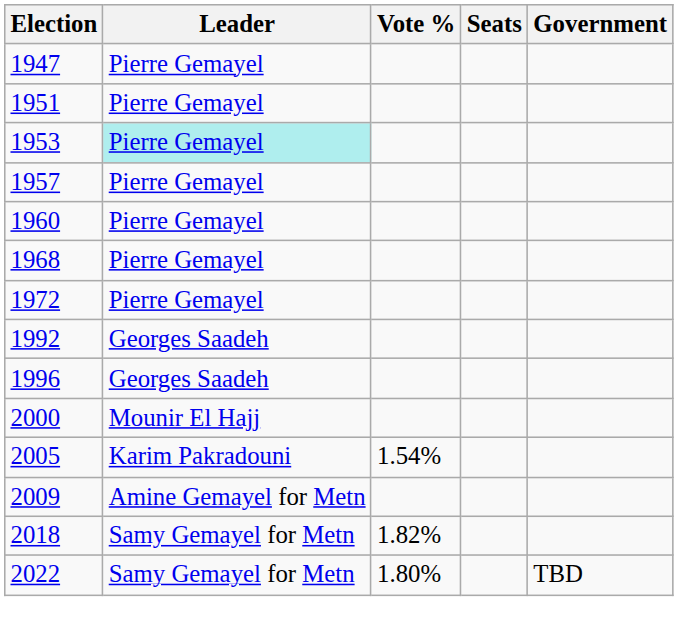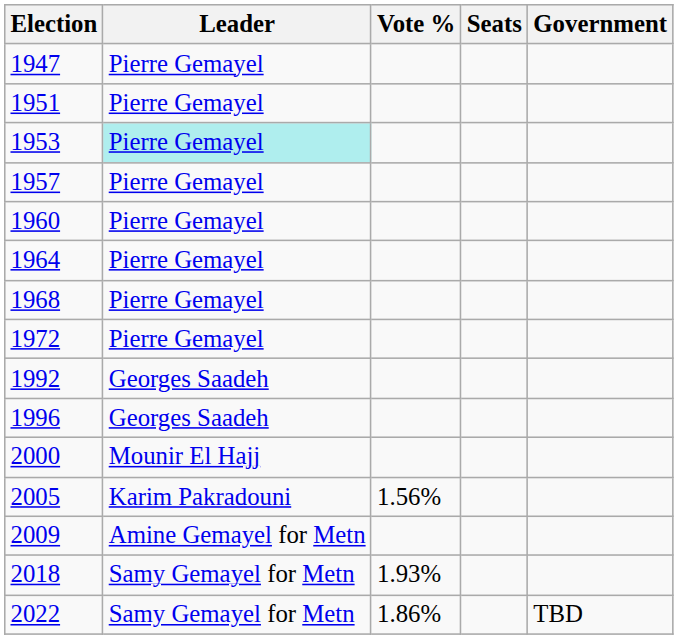+ row: (35, 260)
(409, 456) 1.54% -> (409, 496) 1.56%
(409, 535) 1.82% -> (409, 574) 1.93%
(409, 574) 1.80% -> (409, 614) 1.86%
